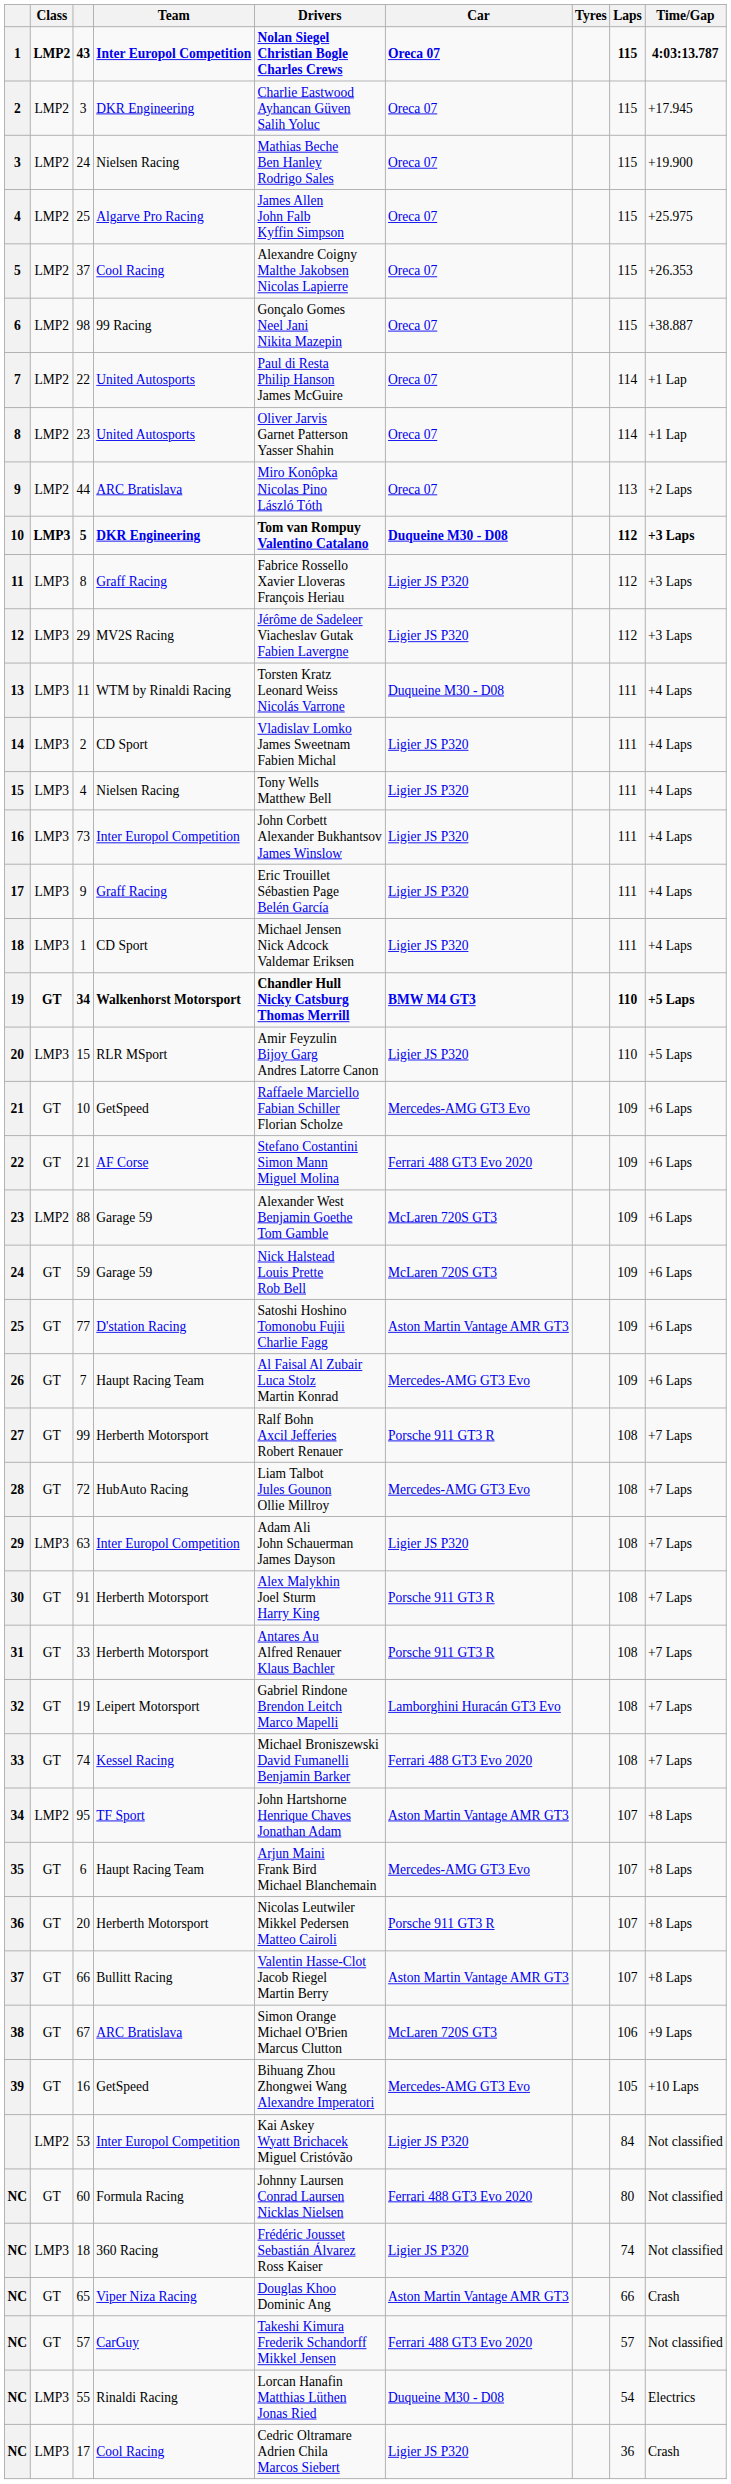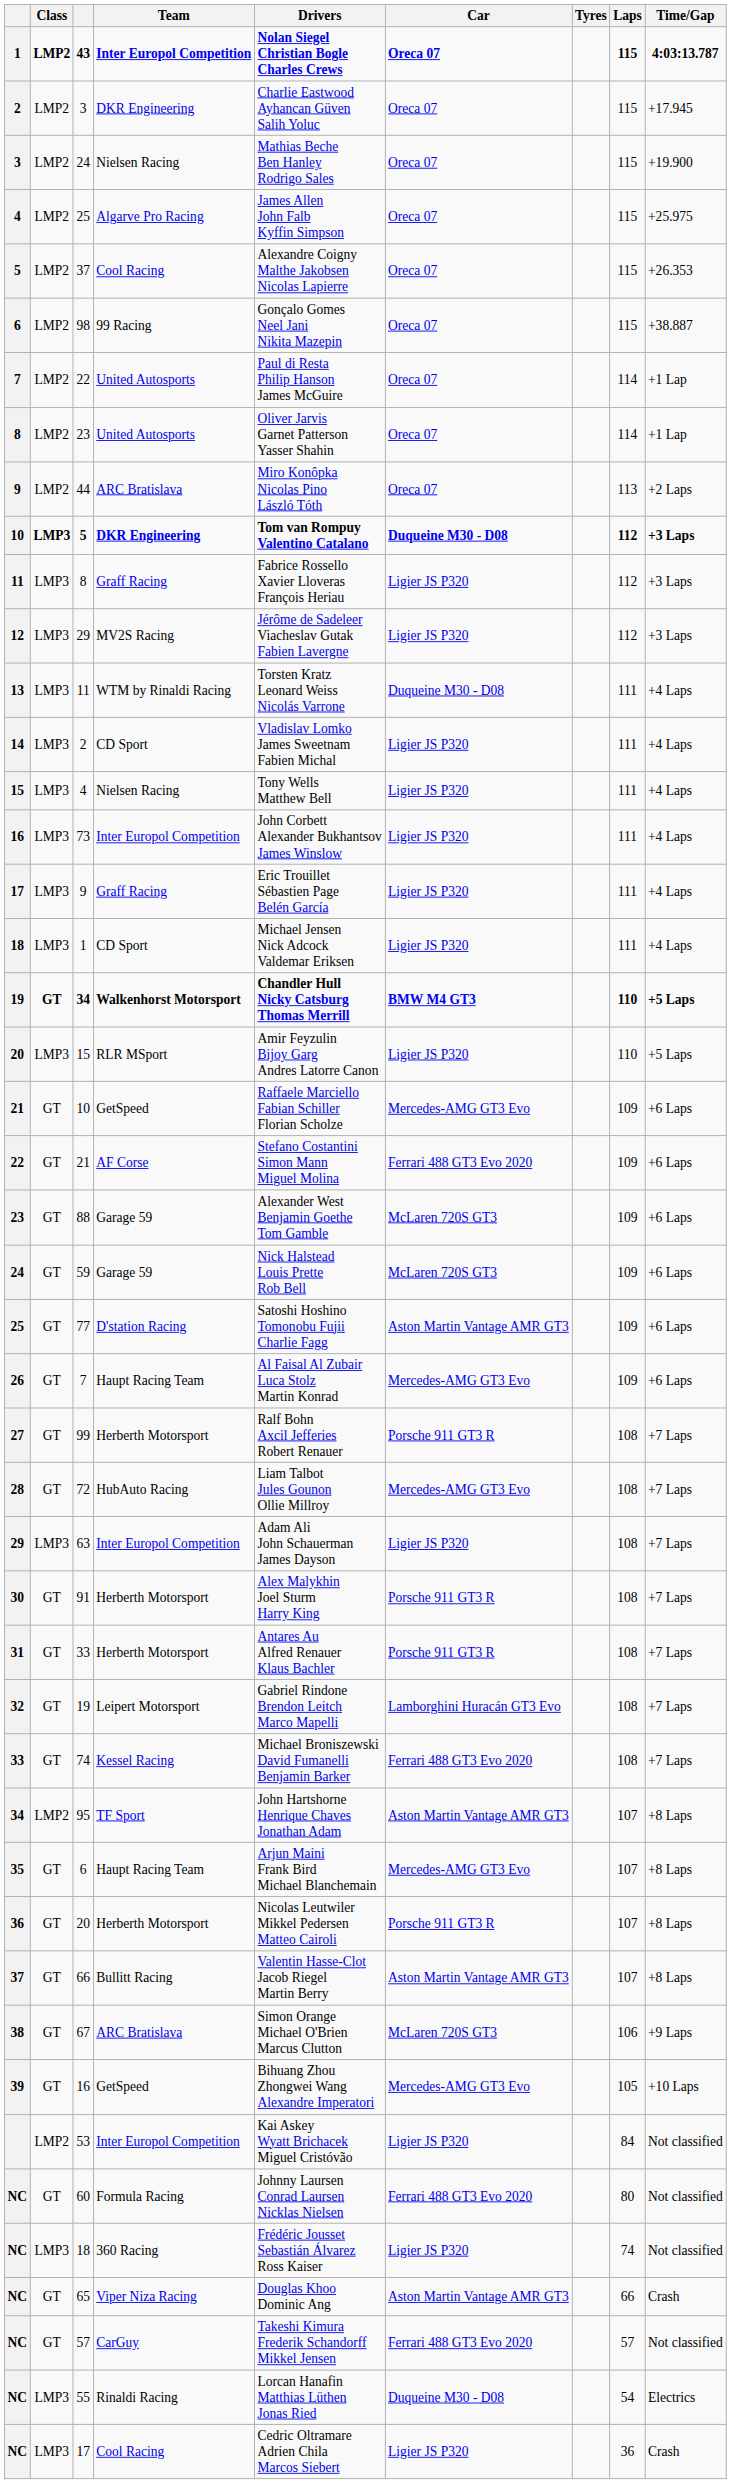(52, 1217) LMP2 -> (52, 1217) GT
